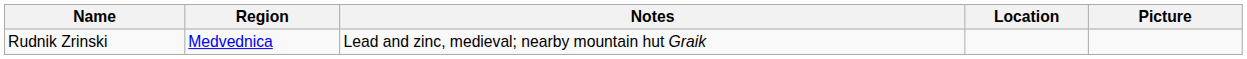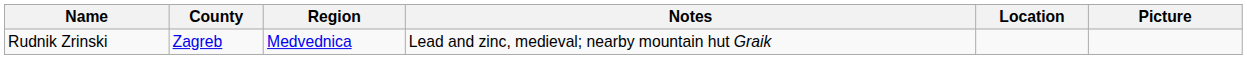+ column: (216, 16)
